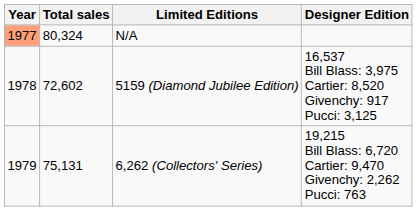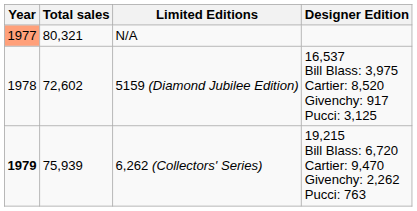(63, 35) 80,324 -> (63, 35) 80,321
(22, 165) normal -> (22, 165) bold
(63, 165) 75,131 -> (63, 165) 75,939
